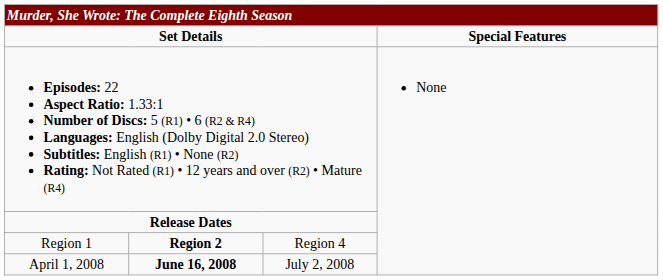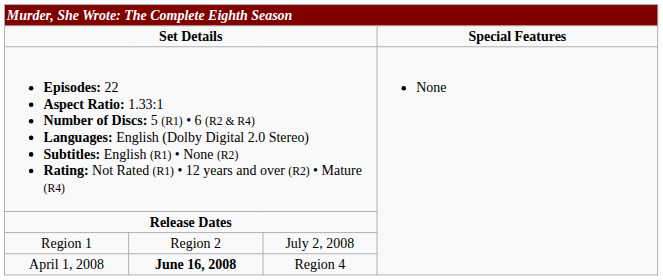(196, 243) bold -> (196, 243) normal
(320, 243) Region 4 -> (320, 243) July 2, 2008
(320, 264) July 2, 2008 -> (320, 264) Region 4
